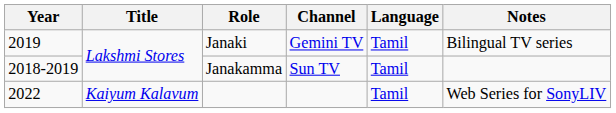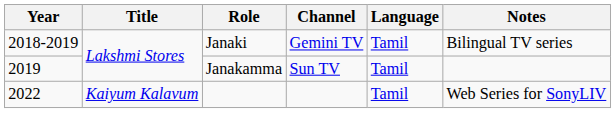(24, 42) 2019 -> (43, 42) 2018-2019
(43, 68) 2018-2019 -> (24, 68) 2019
